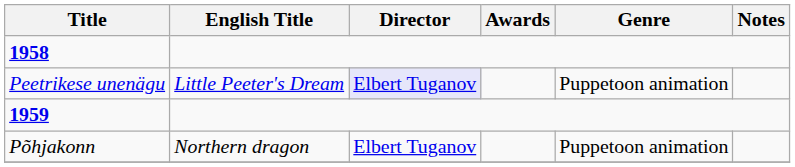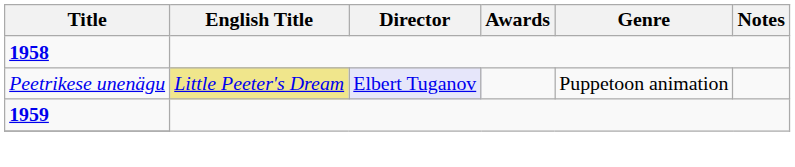(259, 83) no background -> (259, 83) khaki background
- row: (52, 146)
